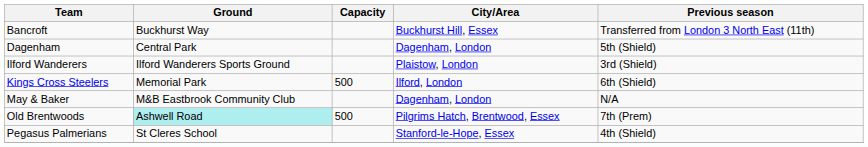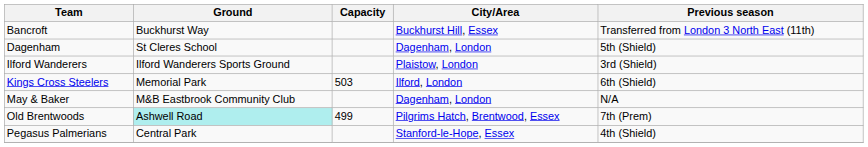(166, 47) Central Park -> (176, 47) St Cleres School
(344, 82) 500 -> (344, 82) 503
(344, 116) 500 -> (344, 116) 499
(176, 133) St Cleres School -> (166, 133) Central Park
